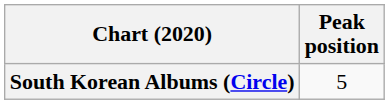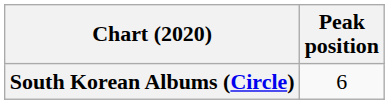(342, 81) 5 -> (342, 81) 6
